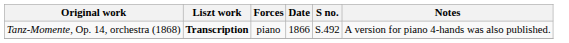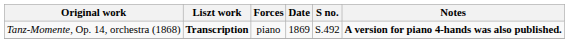(299, 30) 1866 -> (299, 30) 1869
(448, 30) normal -> (453, 30) bold
